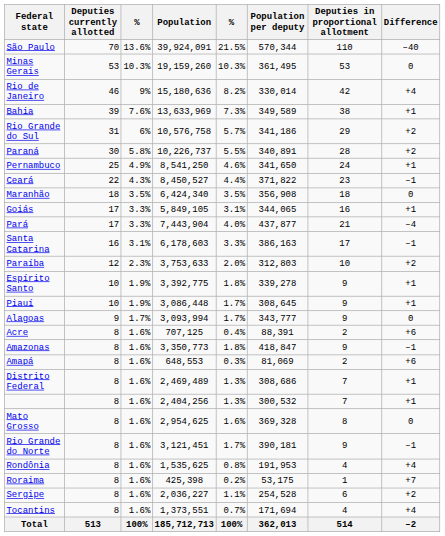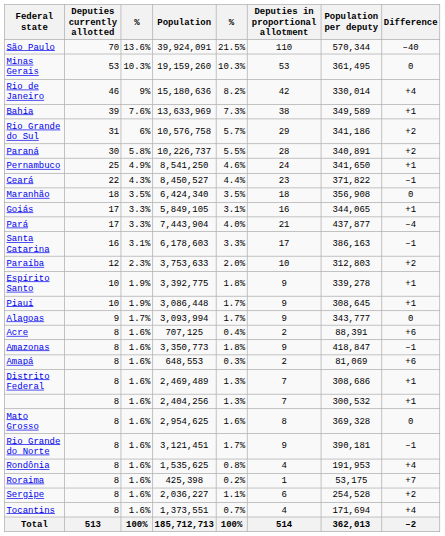columns swapped: (277, 22) <-> (345, 22)
